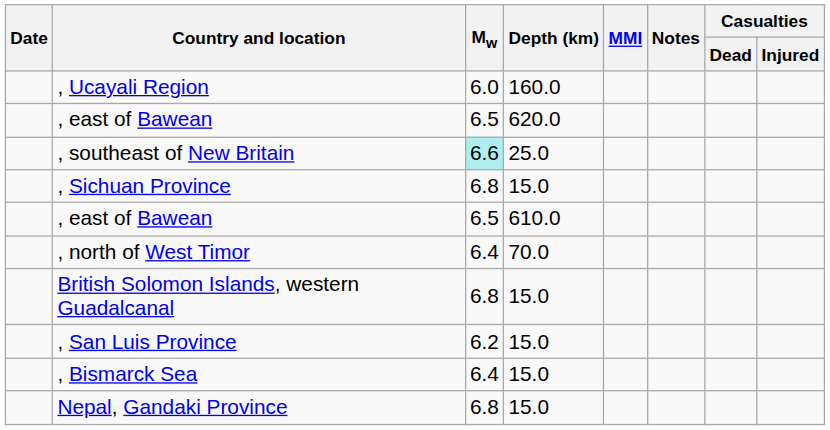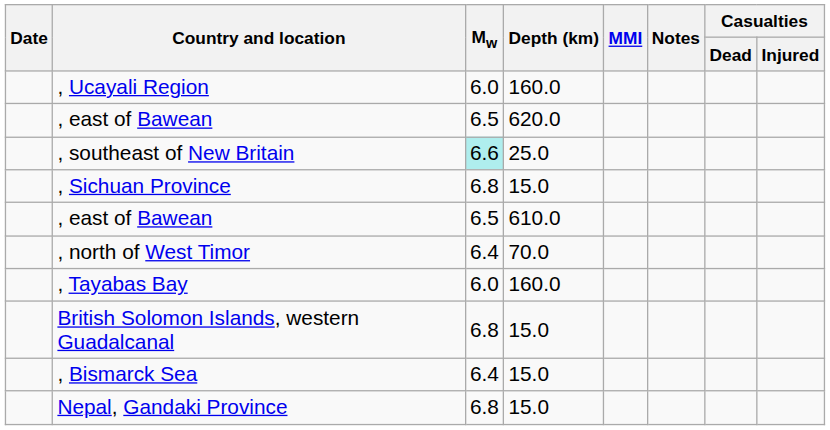+ row: (123, 284)
- row: (147, 341)
